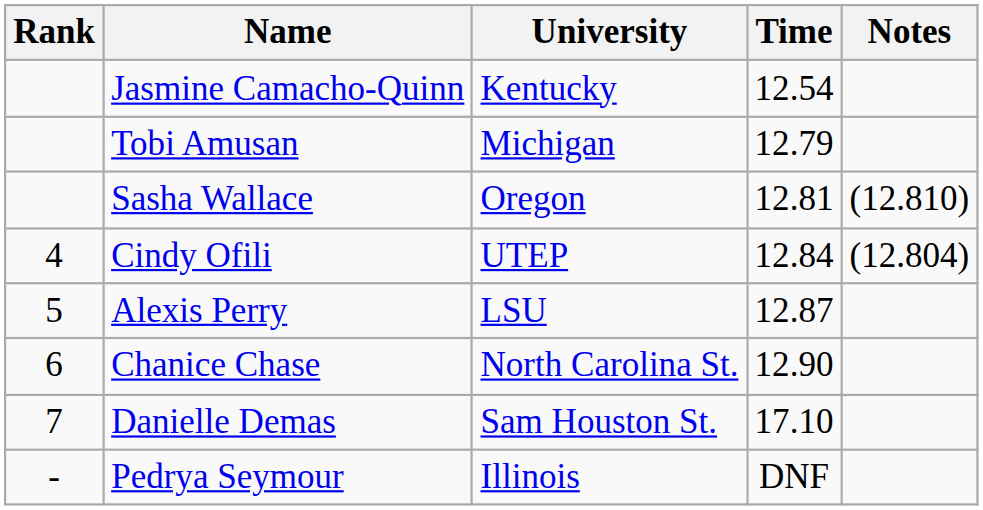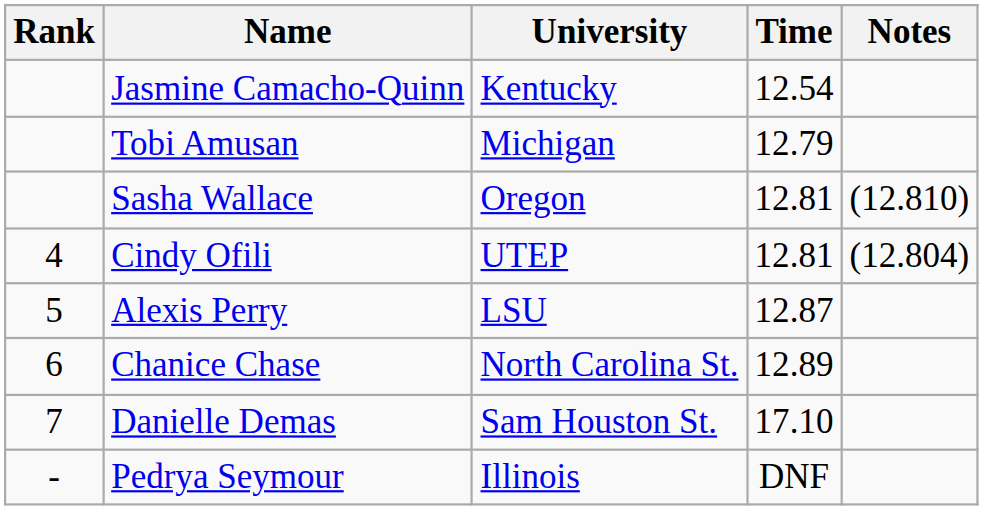(794, 254) 12.84 -> (794, 254) 12.81
(794, 365) 12.90 -> (794, 365) 12.89
